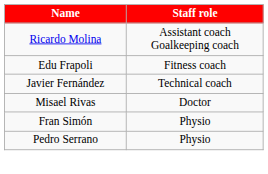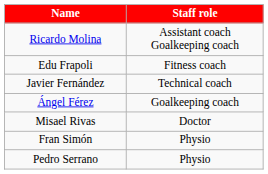+ row: (65, 102)
